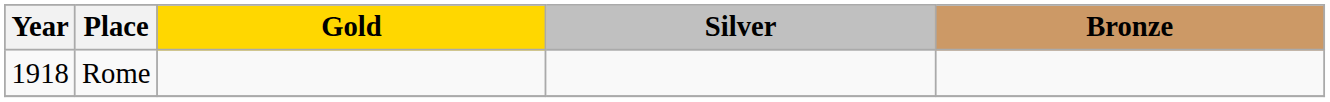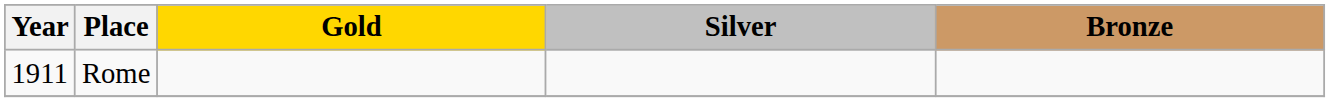(40, 72) 1918 -> (40, 72) 1911
